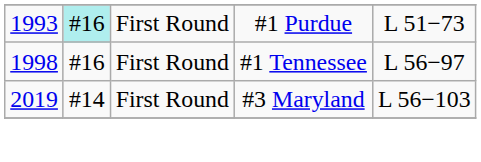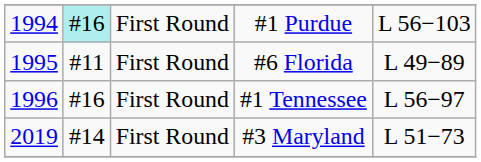(34, 23) 1993 -> (34, 23) 1994
(424, 23) L 51−73 -> (424, 23) L 56−103
+ row: (303, 61)
(34, 61) 1998 -> (34, 99) 1996
(424, 99) L 56−103 -> (424, 136) L 51−73
